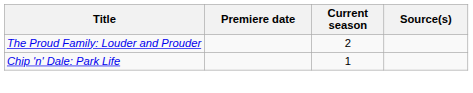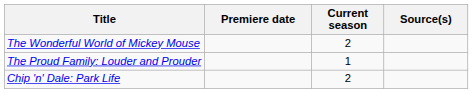+ row: (103, 43)
(348, 43) 2 -> (348, 61) 1
(348, 61) 1 -> (348, 79) 2
